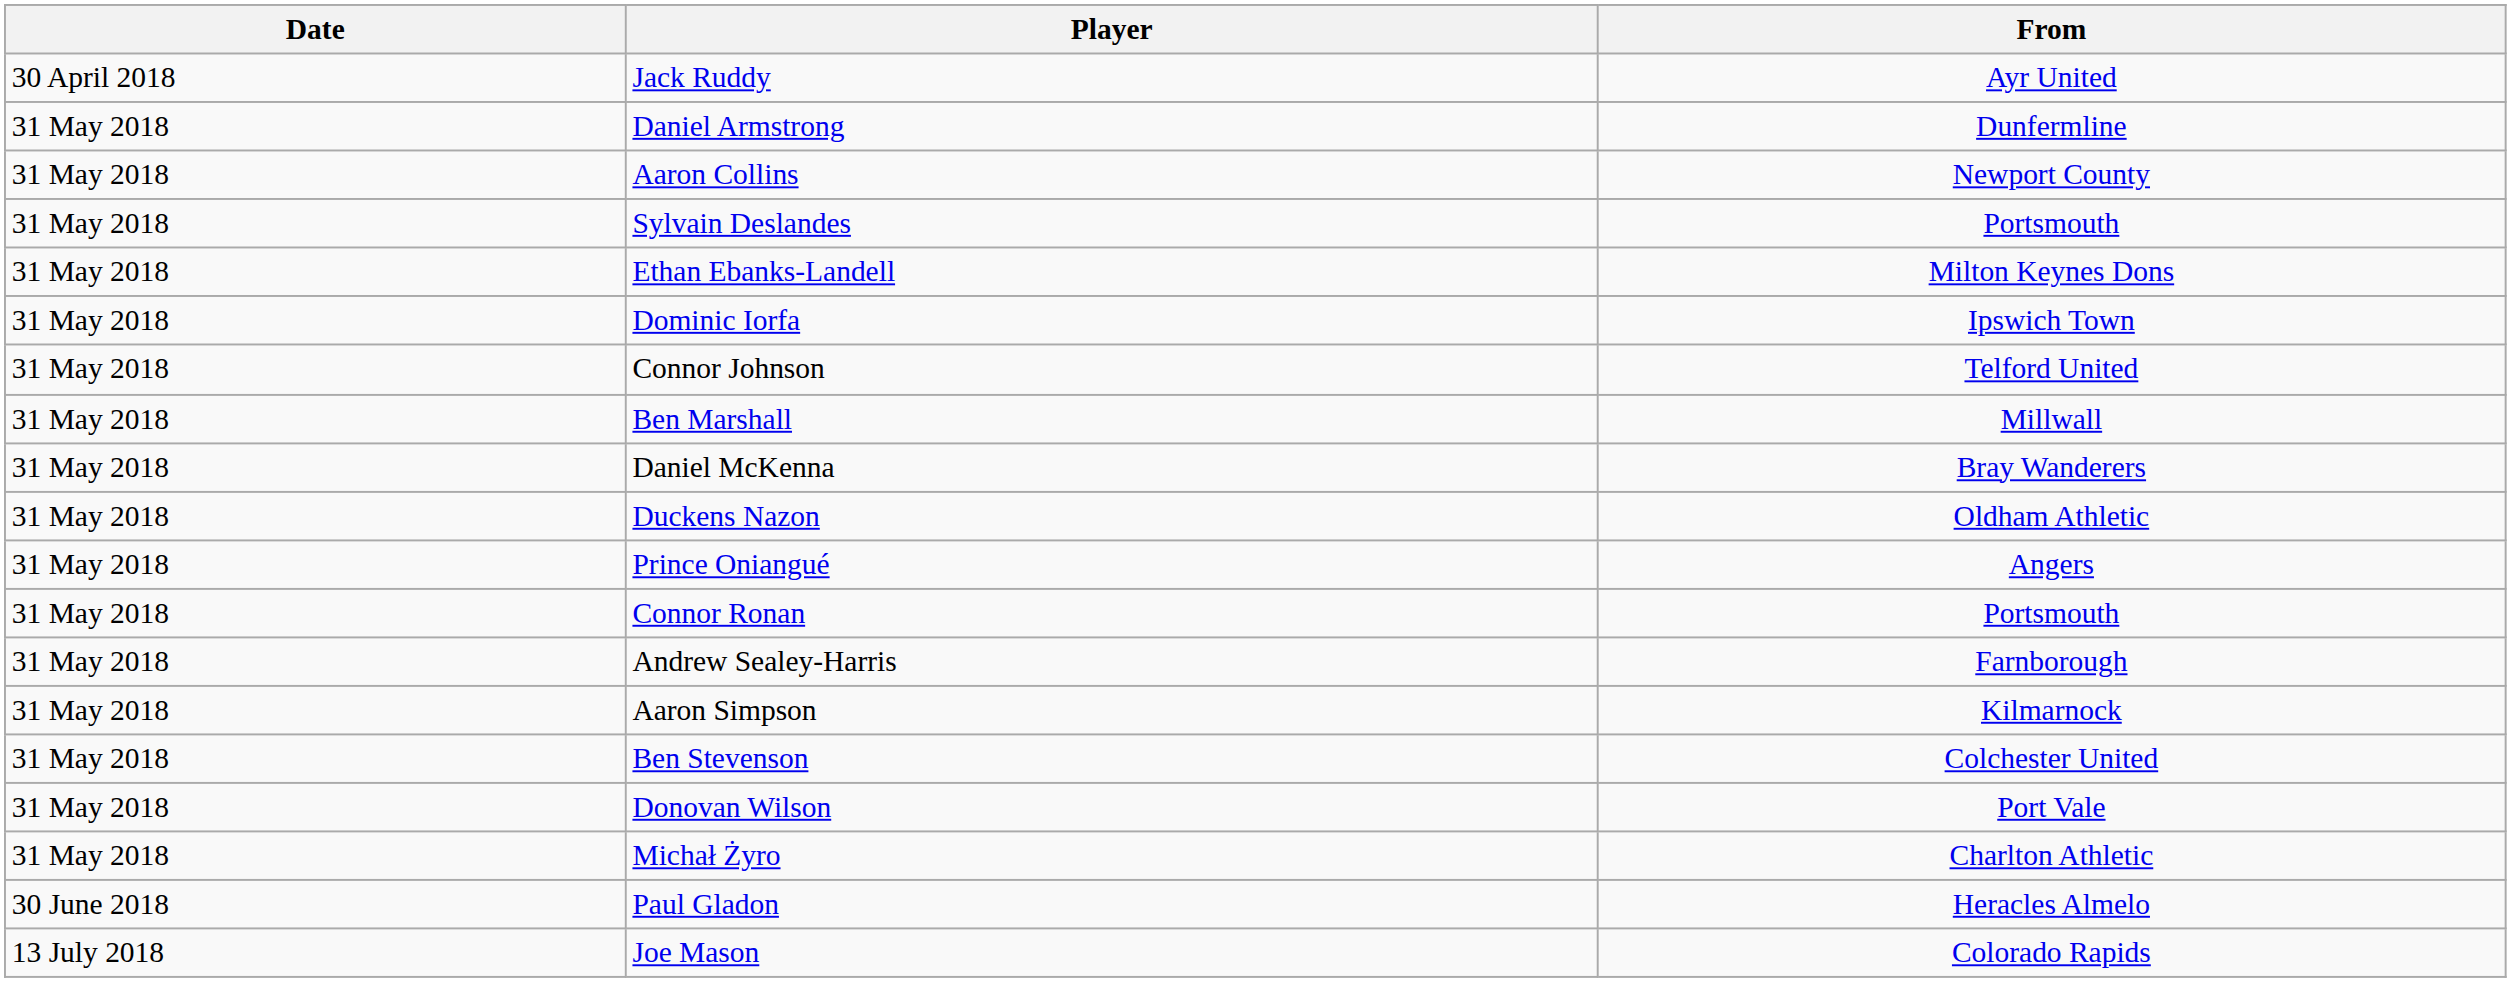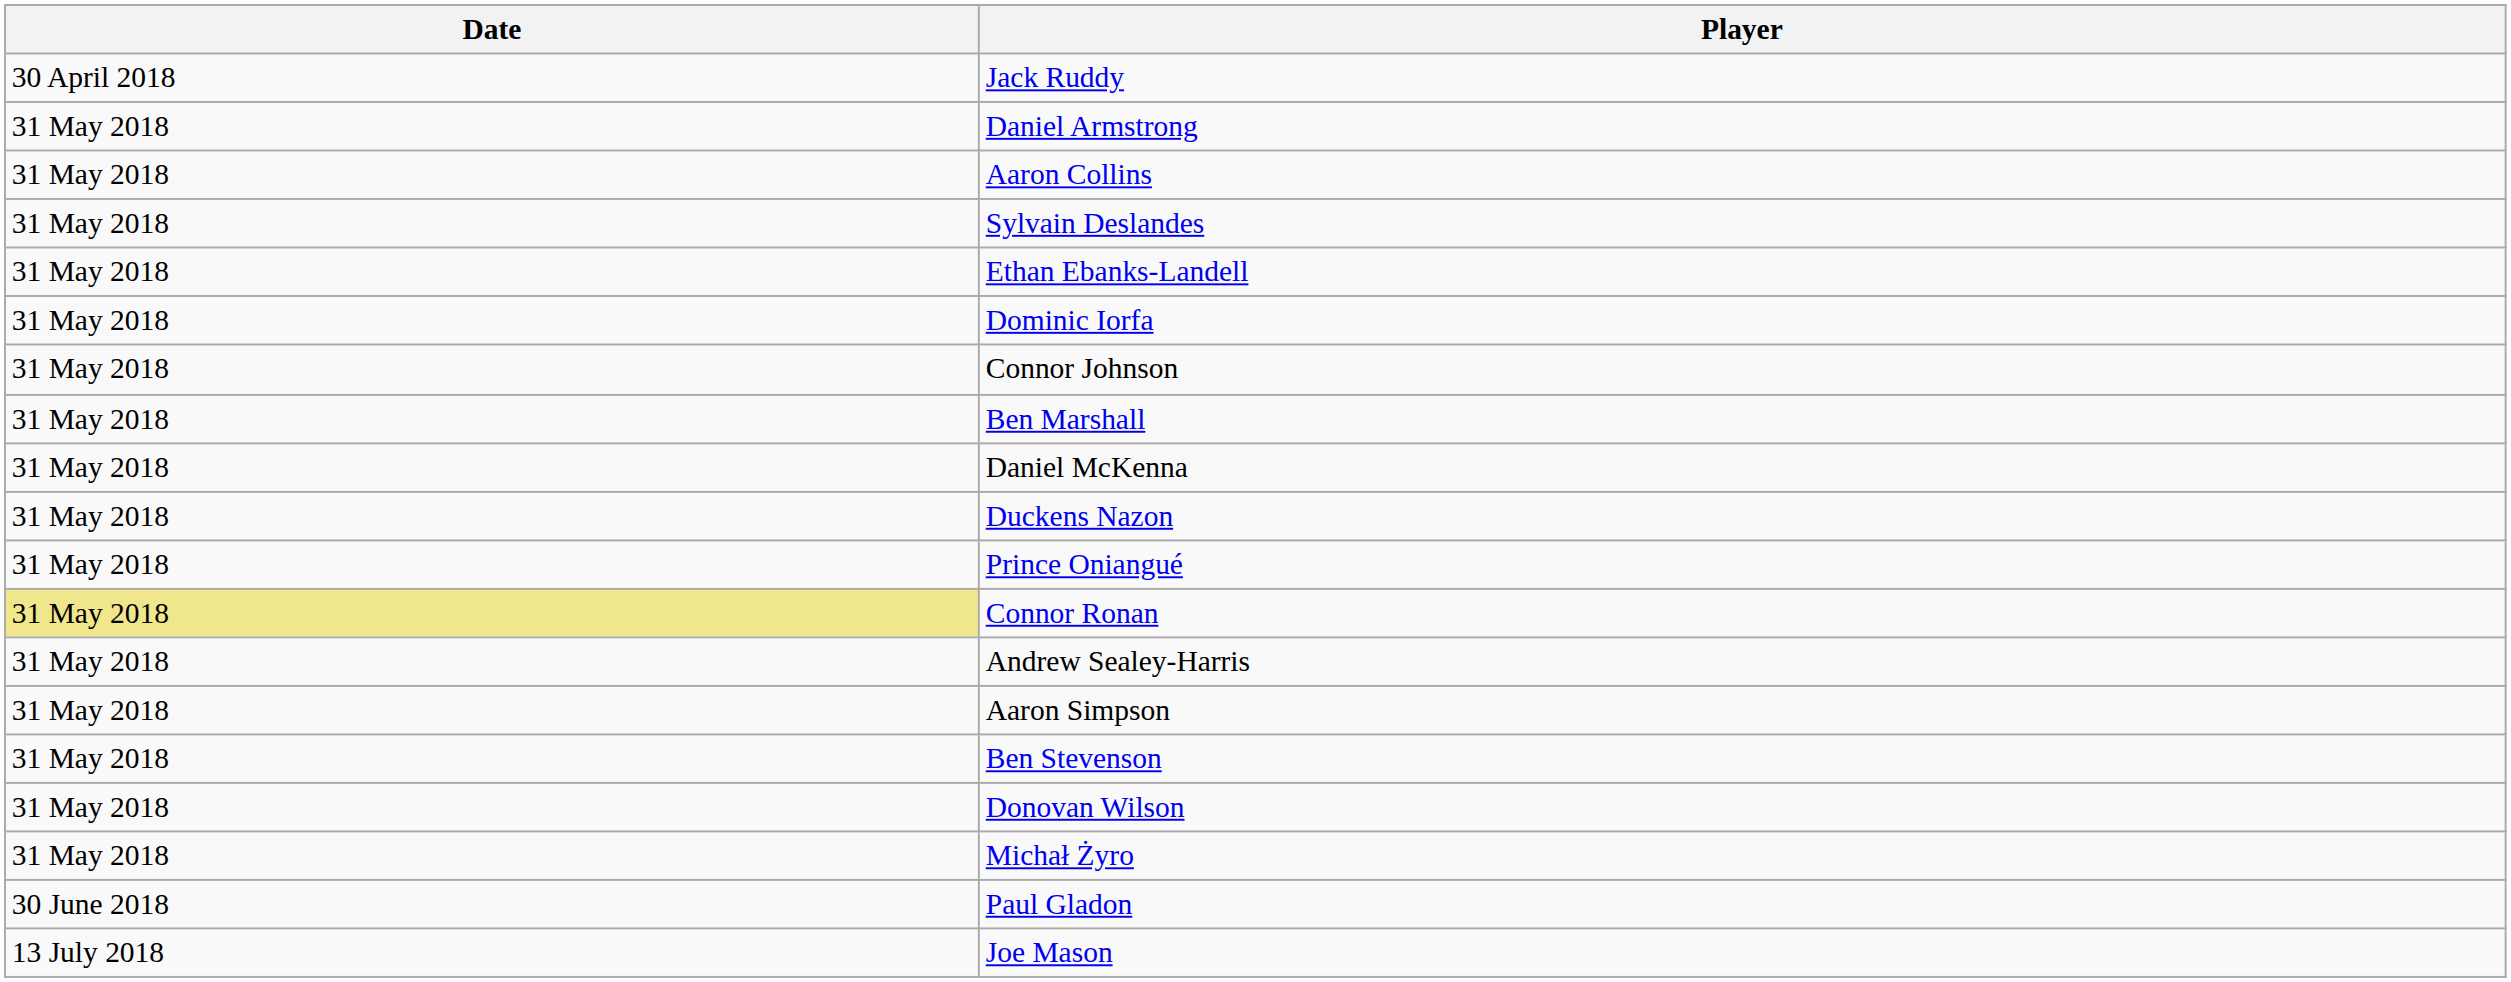- column: (2051, 28)
(90, 612) no background -> (90, 612) khaki background
